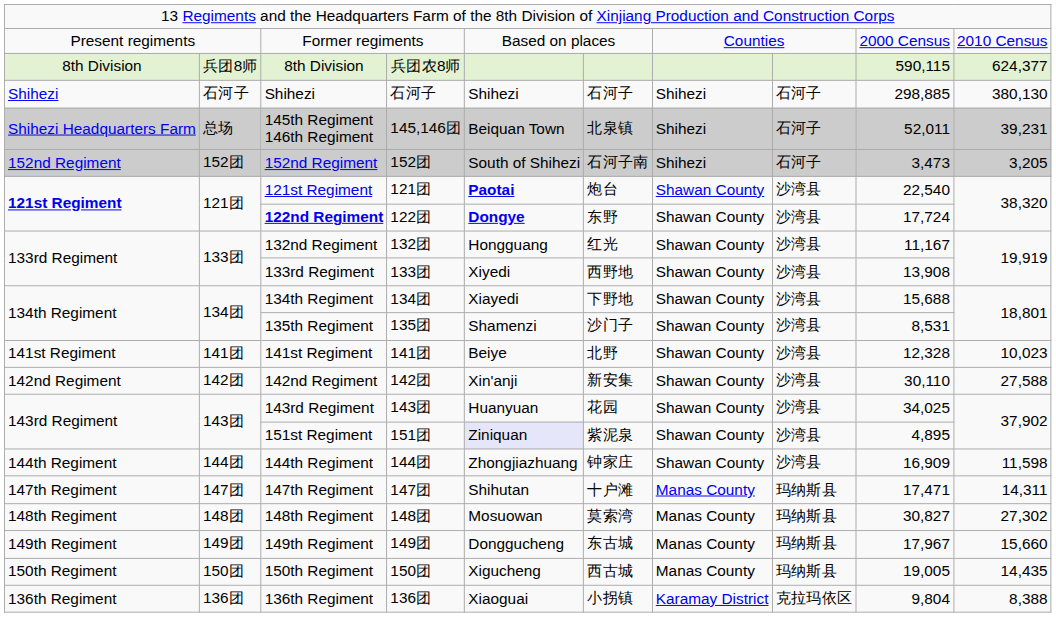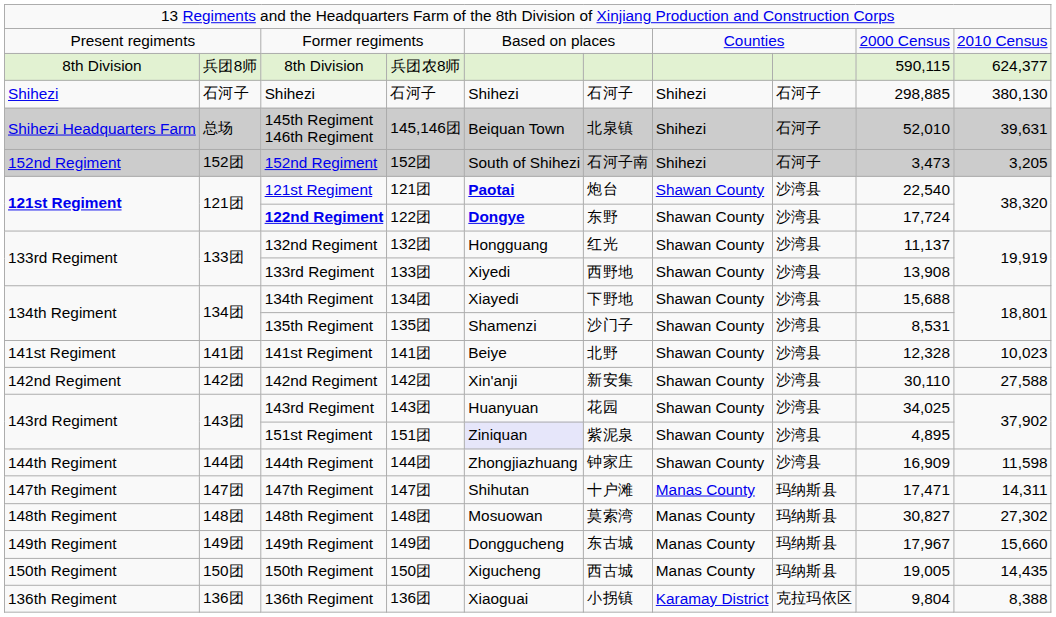(927, 128) 52,011 -> (926, 128) 52,010
(1024, 128) 39,231 -> (1024, 128) 39,631
(927, 244) 11,167 -> (927, 244) 11,137
